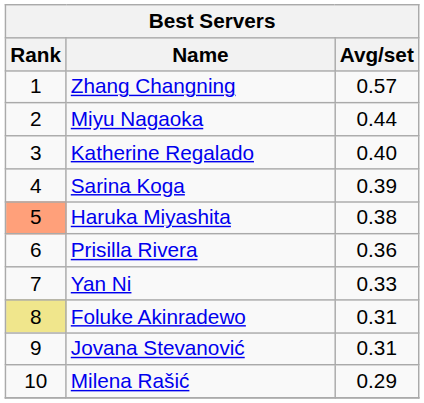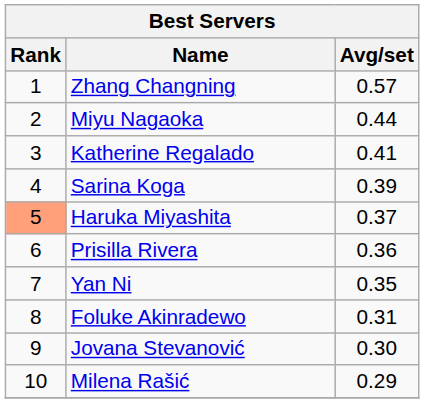(377, 152) 0.40 -> (377, 152) 0.41
(377, 218) 0.38 -> (377, 218) 0.37
(377, 283) 0.33 -> (377, 283) 0.35
(36, 316) khaki background -> (36, 316) no background
(377, 349) 0.31 -> (377, 349) 0.30
